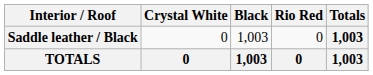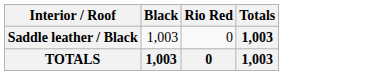- column: (186, 15)
